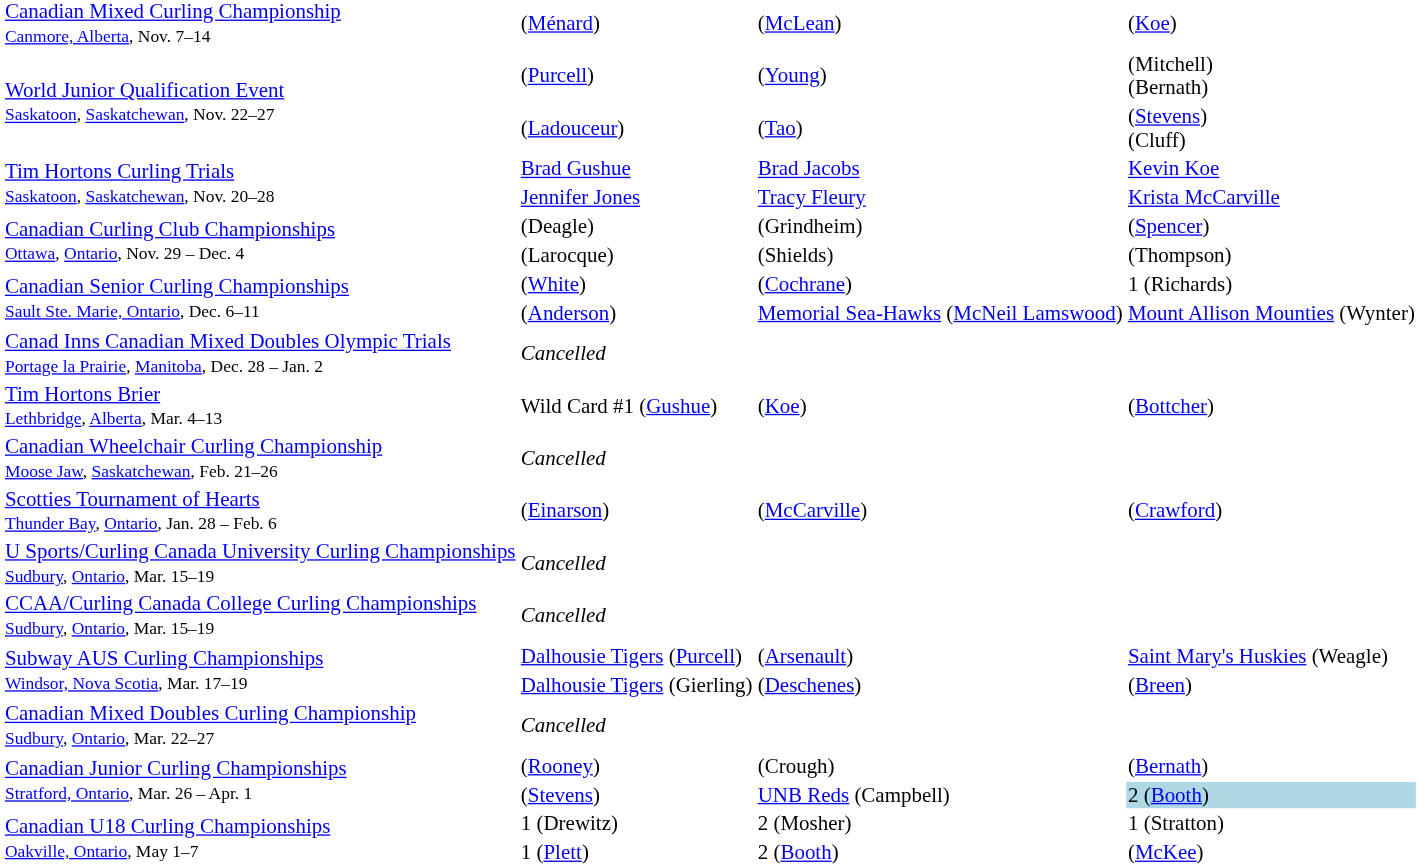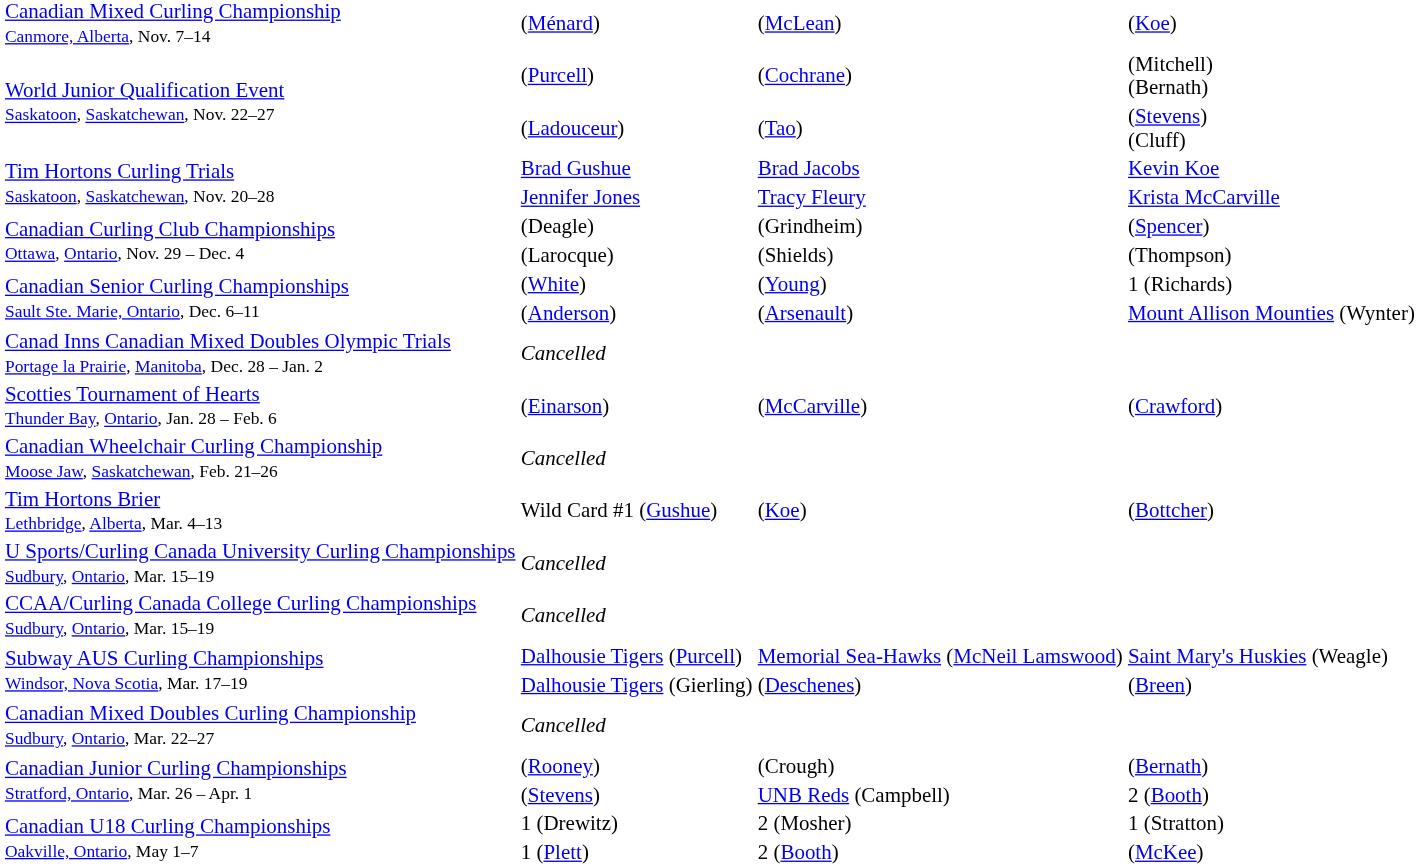(792, 75) (Young) -> (805, 75) (Cochrane)
(805, 284) (Cochrane) -> (792, 284) (Young)
(940, 312) Memorial Sea-Hawks (McNeil Lamswood) -> (805, 312) (Arsenault)
rows swapped: (141, 510) <-> (114, 405)
(805, 656) (Arsenault) -> (940, 656) Memorial Sea-Hawks (McNeil Lamswood)
(1168, 794) lightblue background -> (1168, 794) no background
